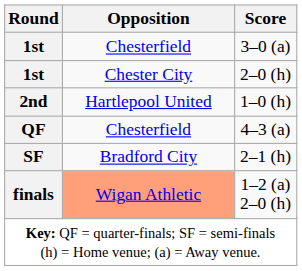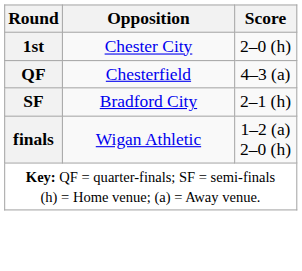- row: (265, 46)
- row: (266, 101)
(148, 194) lightsalmon background -> (148, 139) no background
